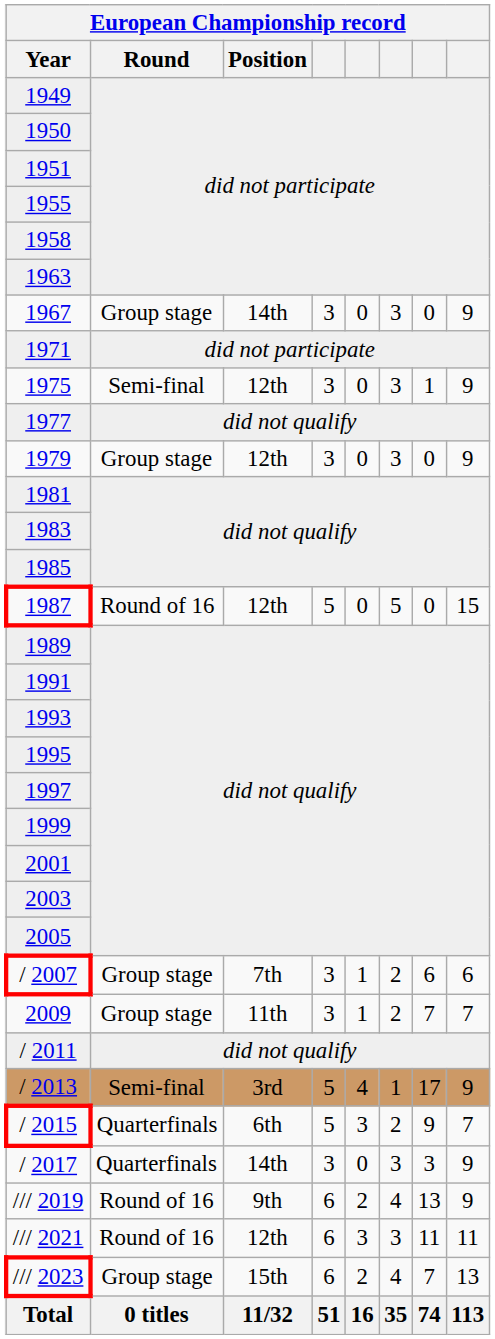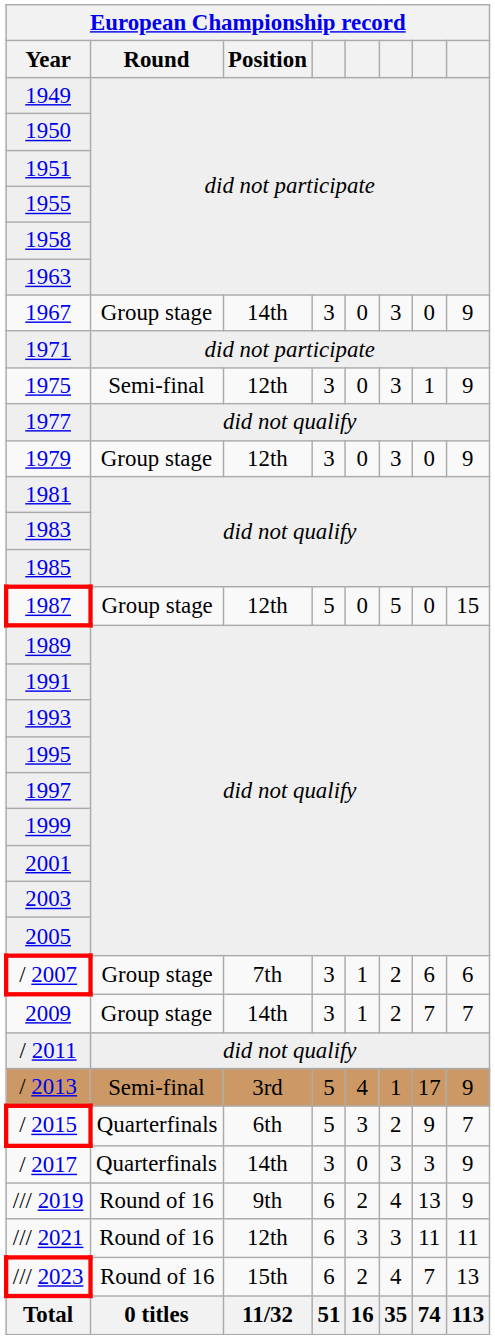(157, 606) Round of 16 -> (157, 606) Group stage
(267, 1013) 11th -> (267, 1013) 14th
(157, 1276) Group stage -> (157, 1276) Round of 16
